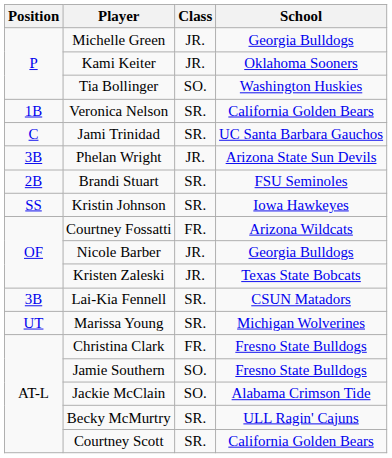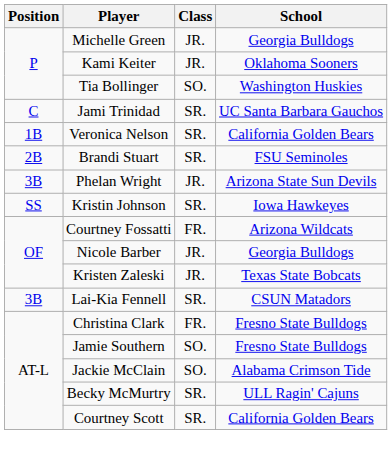rows swapped: (119, 134) <-> (119, 110)
rows swapped: (119, 181) <-> (119, 157)
- row: (119, 323)
